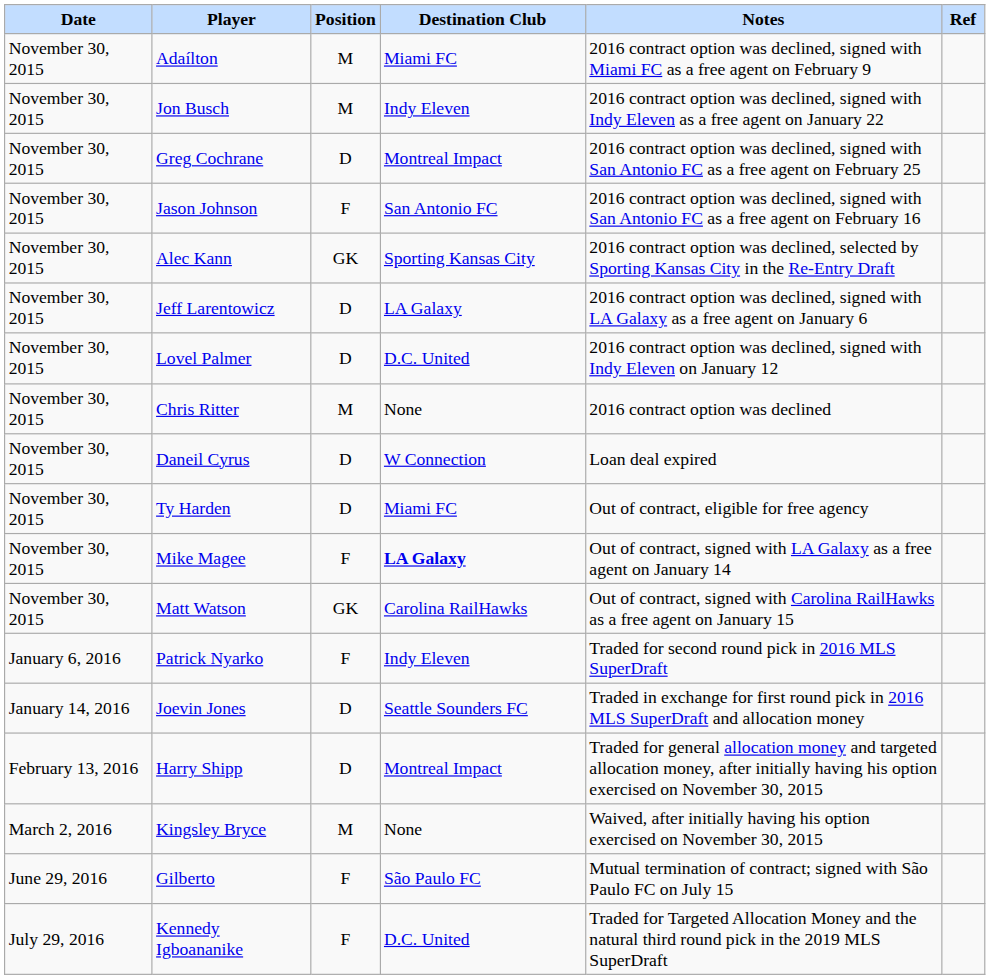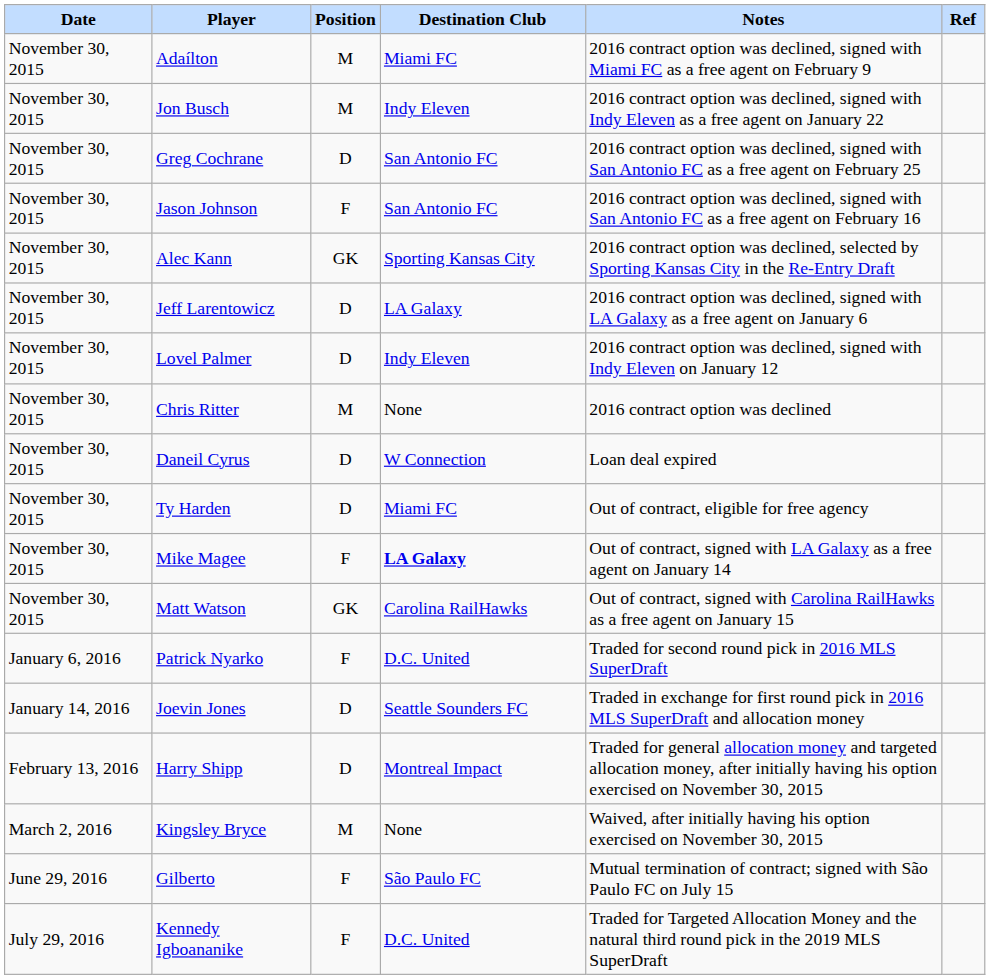(443, 158) Montreal Impact -> (441, 158) San Antonio FC
(427, 358) D.C. United -> (427, 358) Indy Eleven
(427, 658) Indy Eleven -> (427, 658) D.C. United
